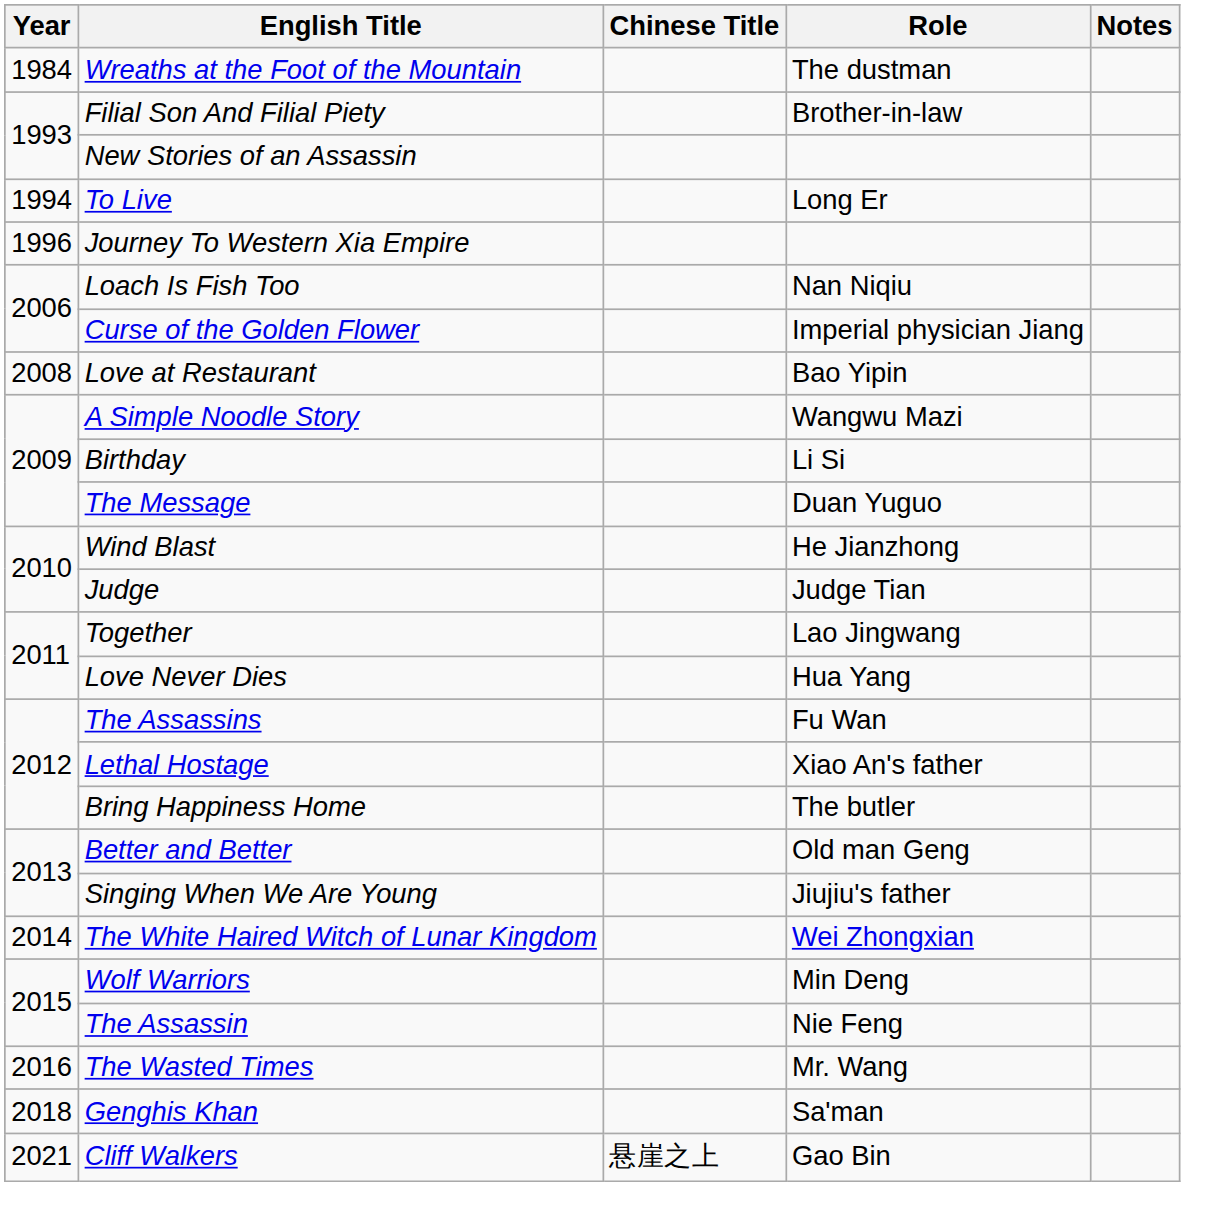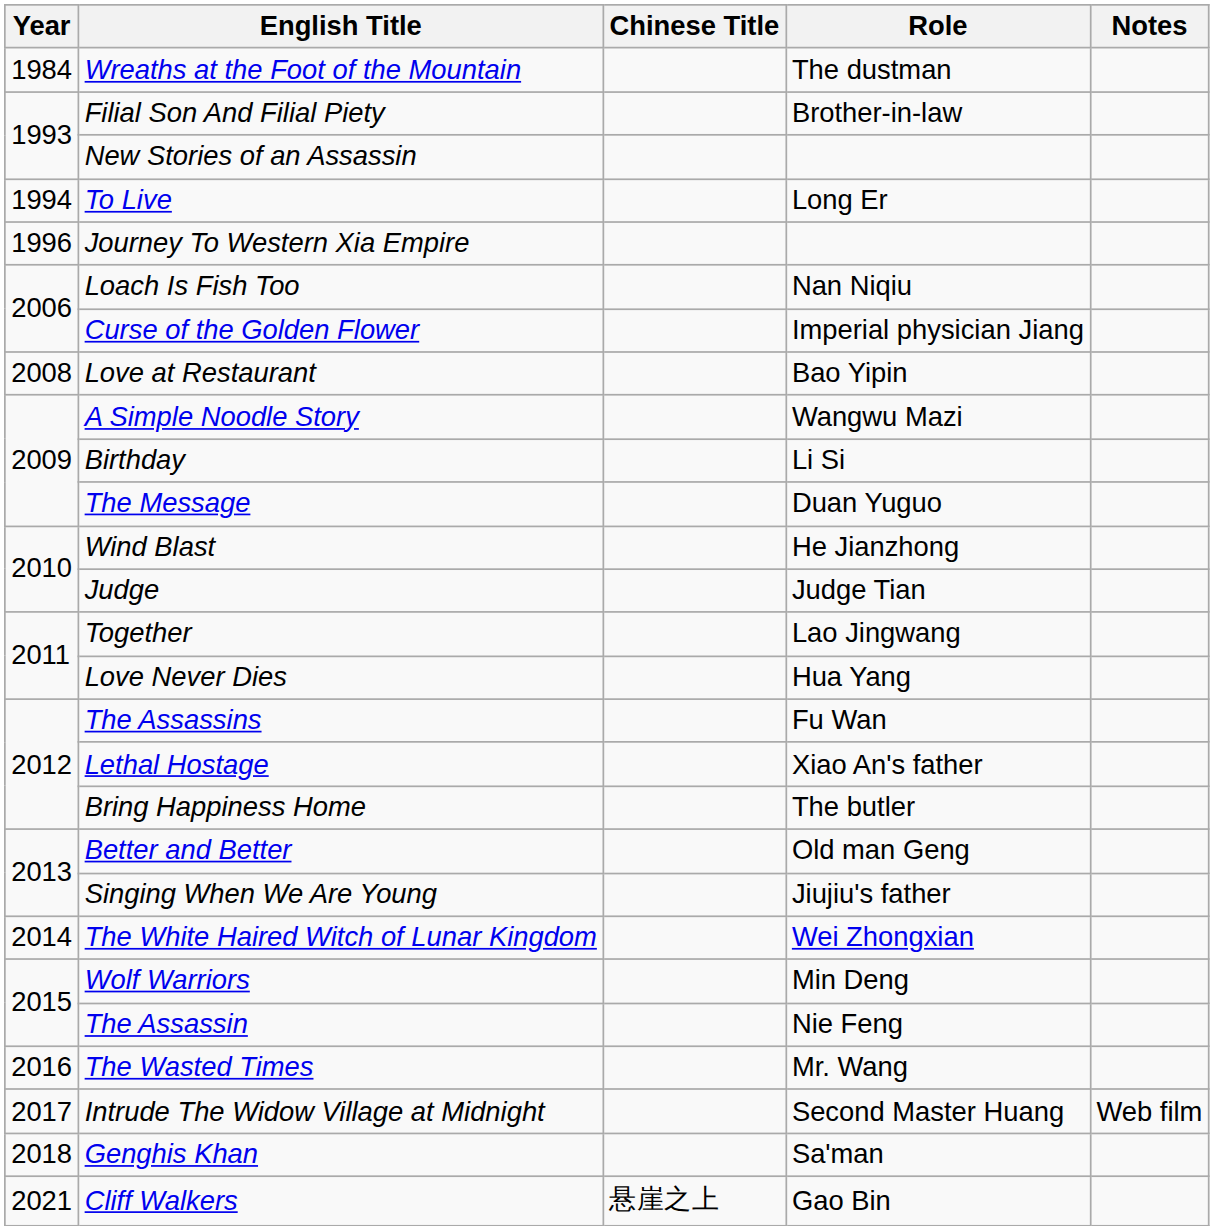+ row: (315, 1110)
